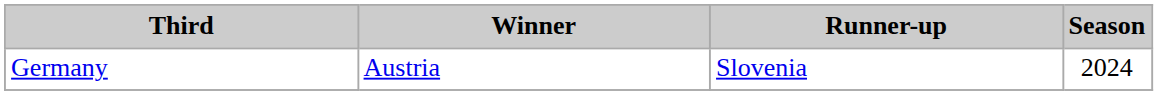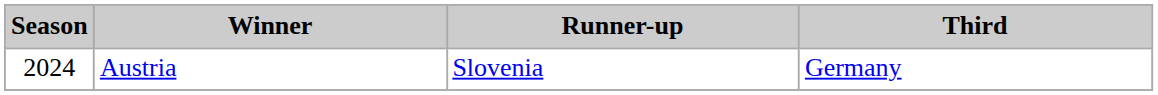columns swapped: (1107, 25) <-> (181, 25)
